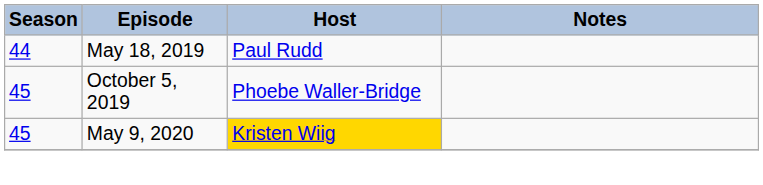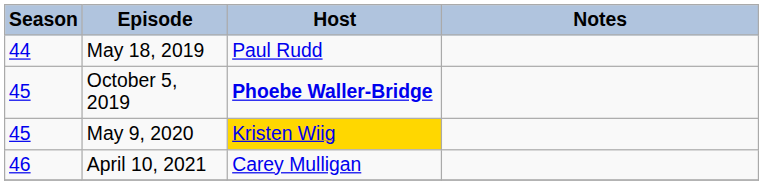(327, 92) normal -> (332, 92) bold
+ row: (147, 164)
